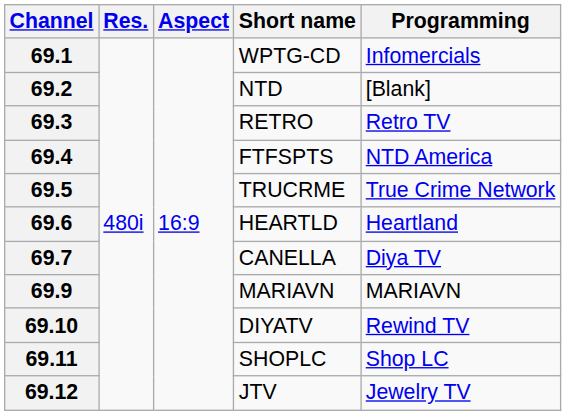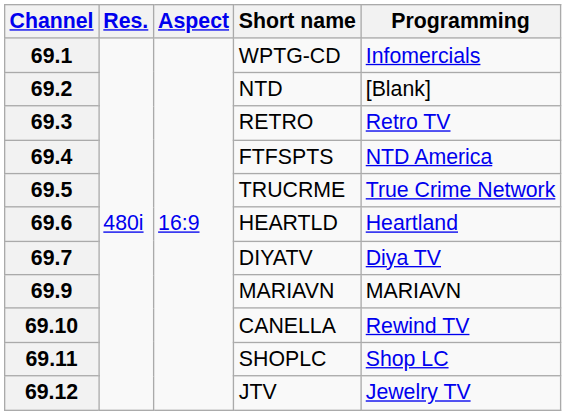(287, 257) CANELLA -> (276, 257) DIYATV
(276, 325) DIYATV -> (287, 325) CANELLA
